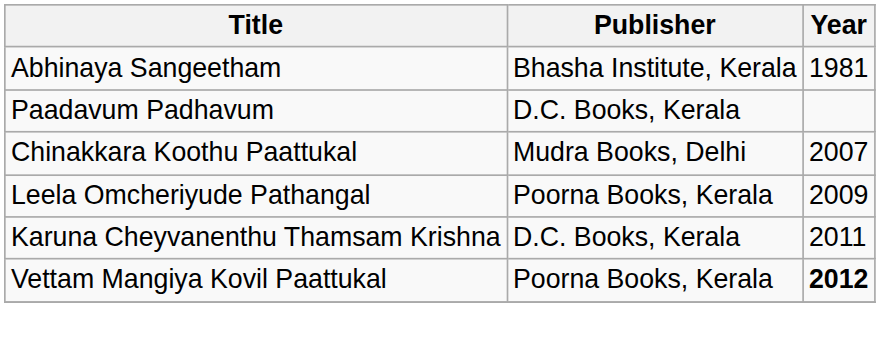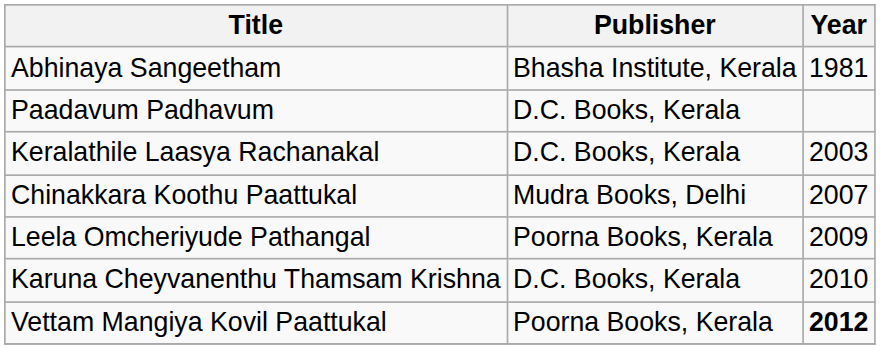+ row: (195, 152)
(838, 237) 2011 -> (839, 279) 2010
